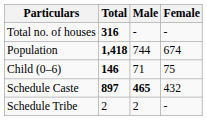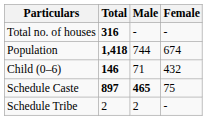(169, 69) 75 -> (172, 69) 432
(172, 87) 432 -> (169, 87) 75
